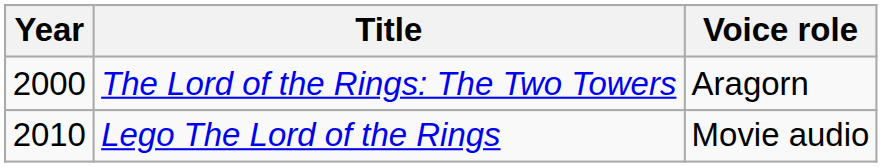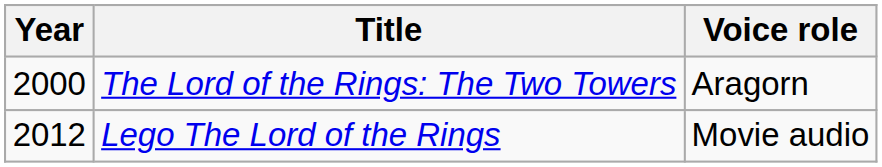(49, 135) 2010 -> (49, 135) 2012
